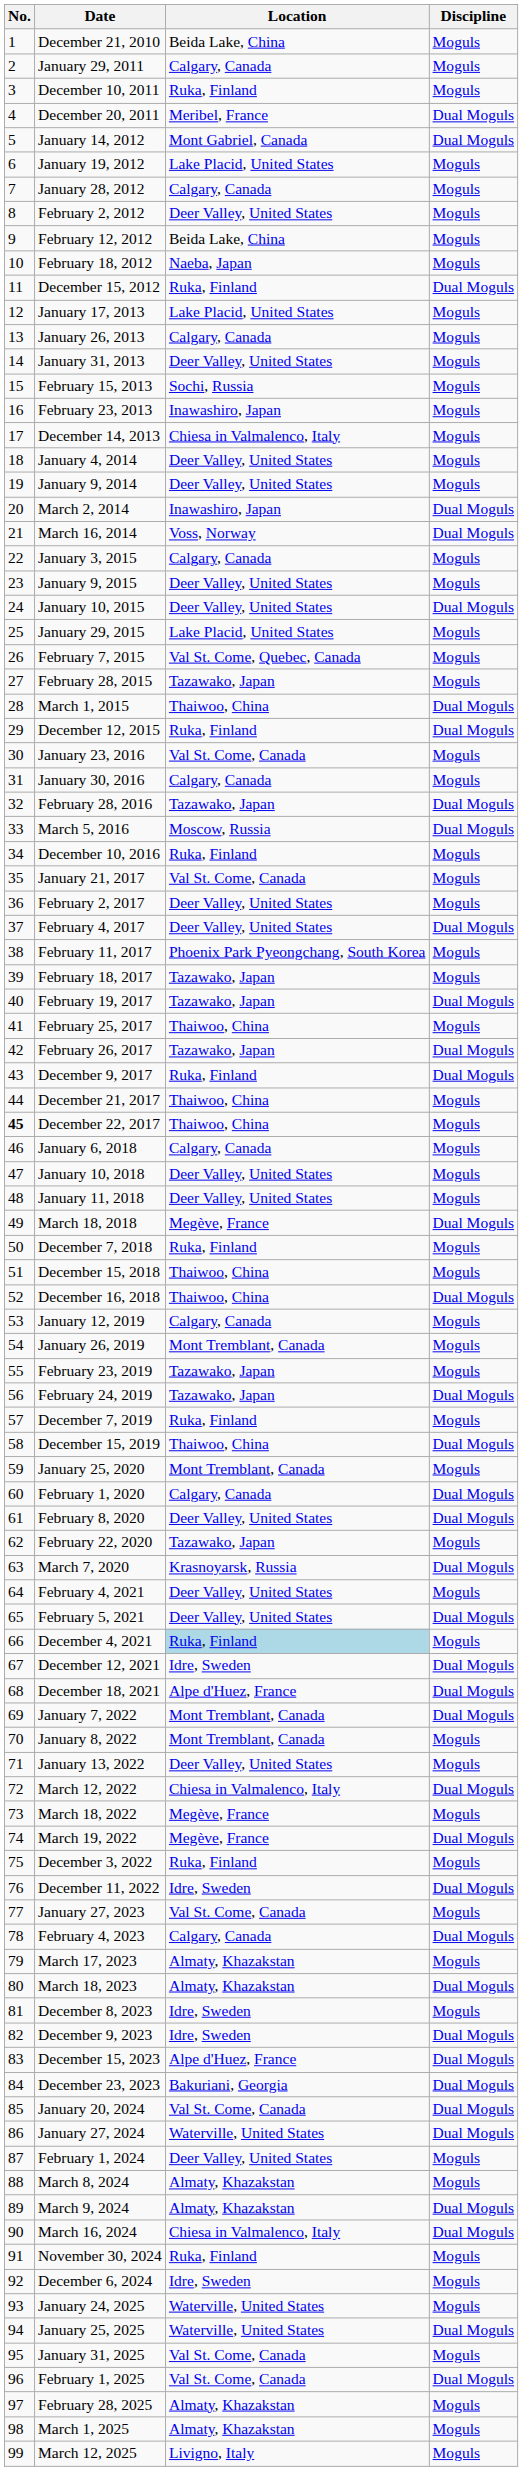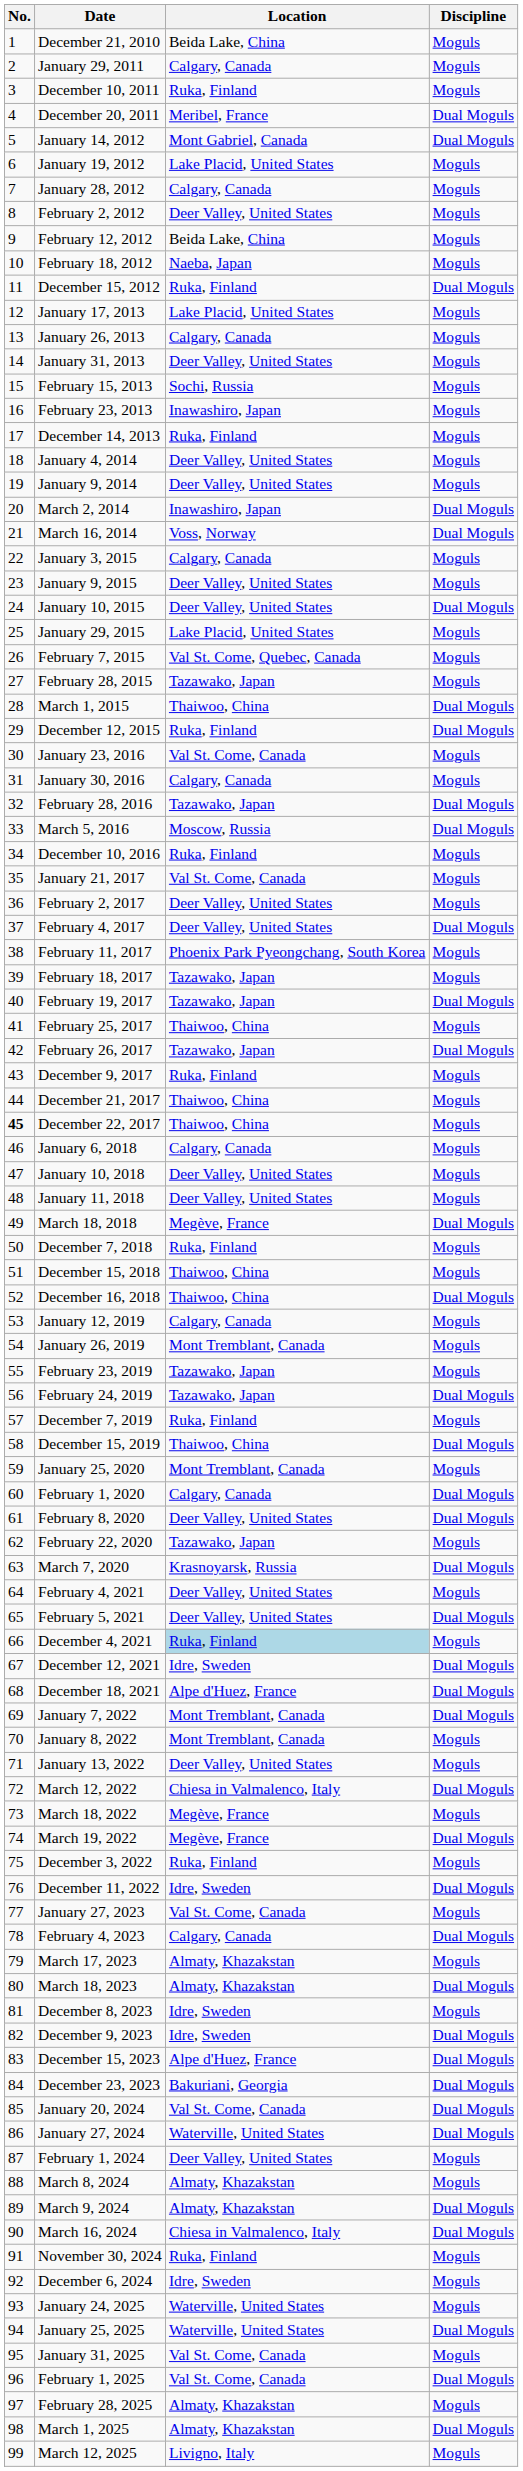(255, 435) Chiesa in Valmalenco, Italy -> (213, 435) Ruka, Finland
(473, 1075) Dual Moguls -> (456, 1075) Moguls
(456, 2428) Moguls -> (473, 2428) Dual Moguls
